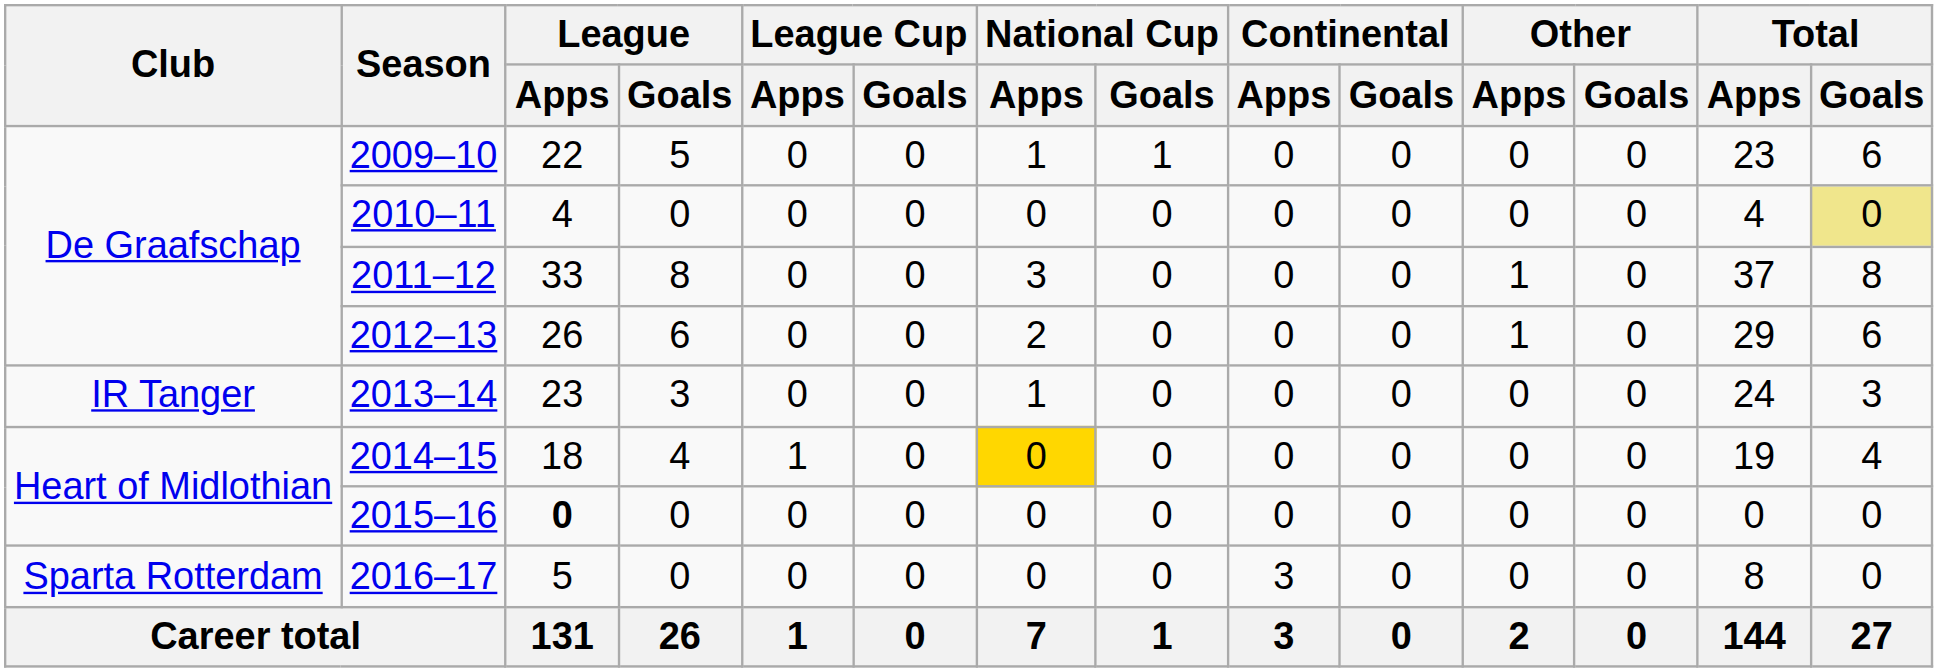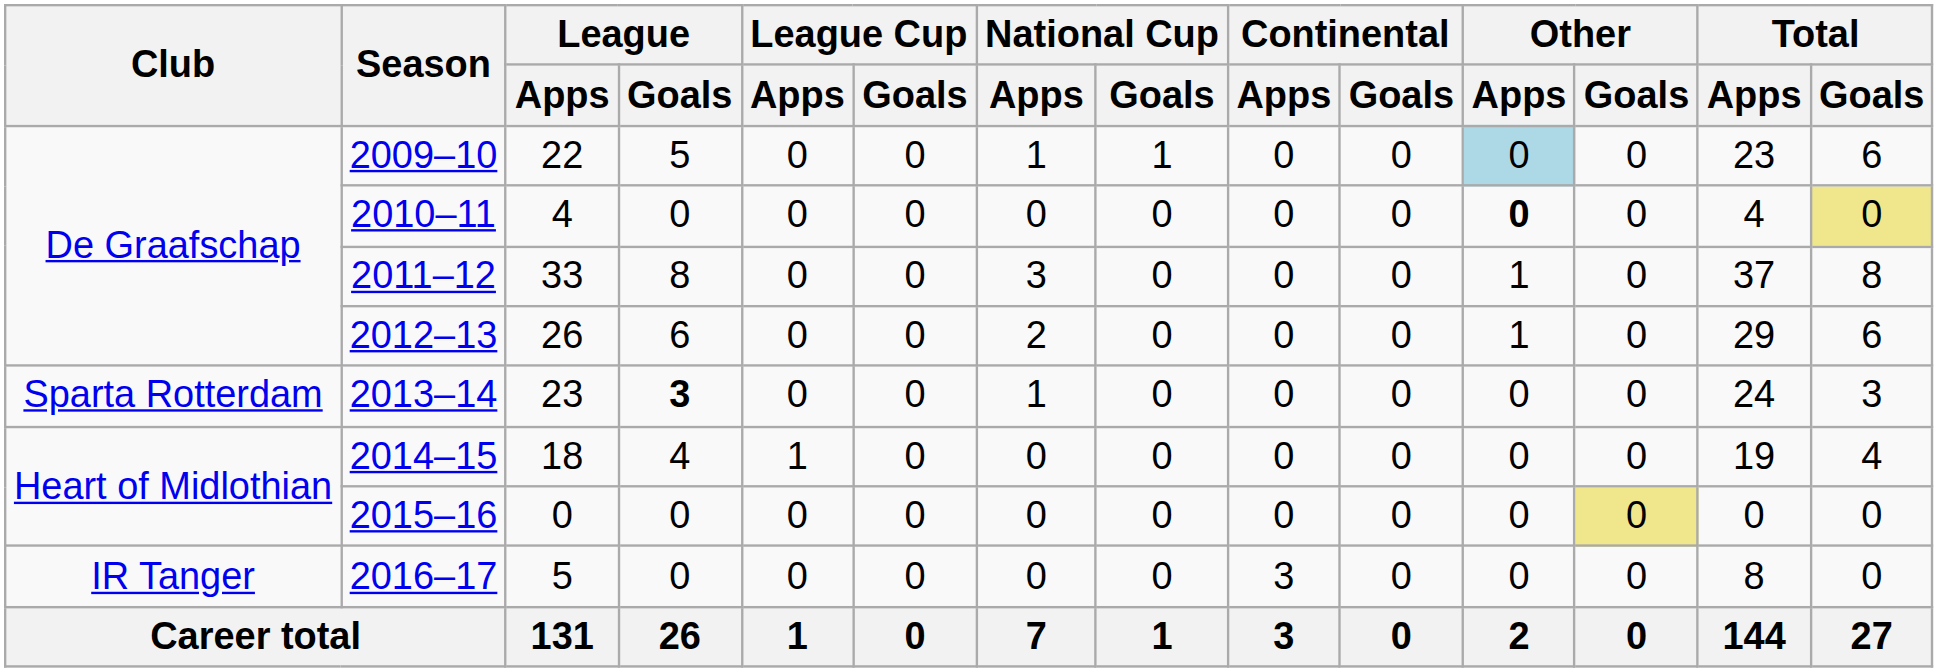(1519, 154) no background -> (1519, 154) lightblue background
(1519, 214) normal -> (1519, 214) bold
(173, 395) IR Tanger -> (173, 395) Sparta Rotterdam
(680, 395) normal -> (680, 395) bold
(1036, 455) gold background -> (1036, 455) no background
(562, 515) bold -> (562, 515) normal
(1637, 515) no background -> (1637, 515) khaki background
(173, 575) Sparta Rotterdam -> (173, 575) IR Tanger
